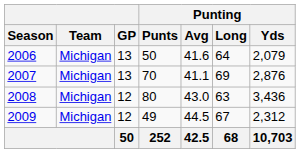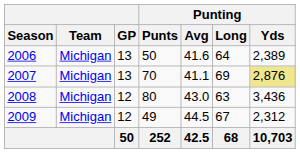(269, 55) 2,079 -> (269, 55) 2,389
(269, 76) no background -> (269, 76) khaki background
